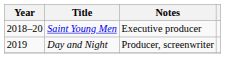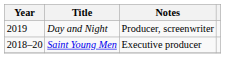rows swapped: (82, 28) <-> (77, 45)
